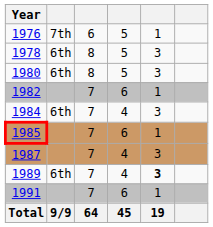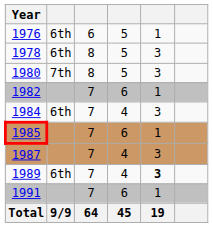(61, 34) 7th -> (61, 34) 6th
(61, 73) 6th -> (61, 73) 7th
